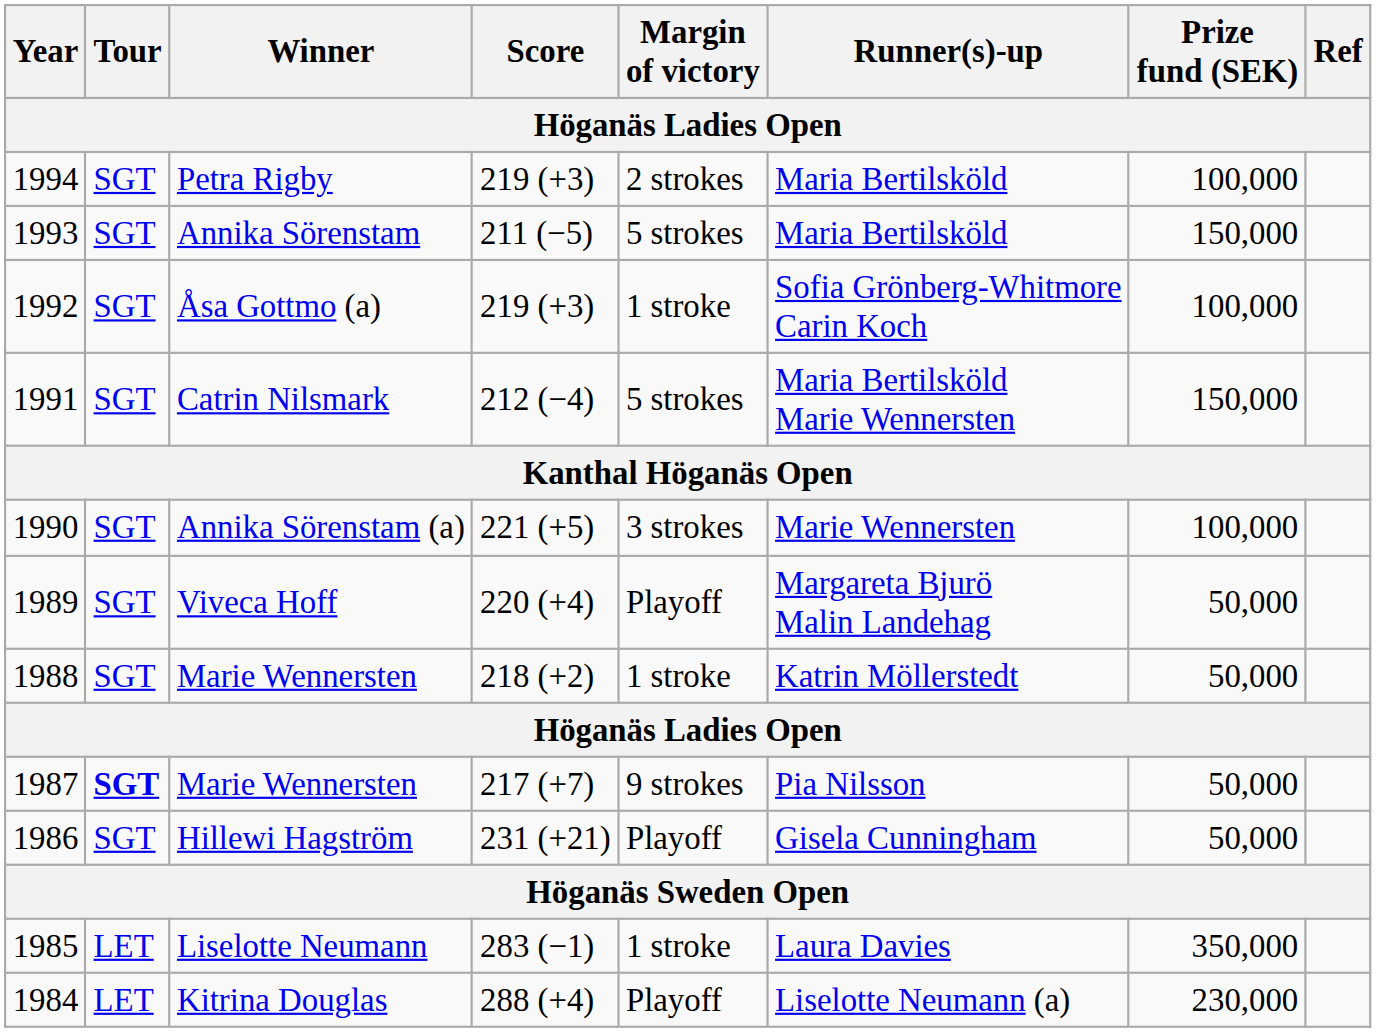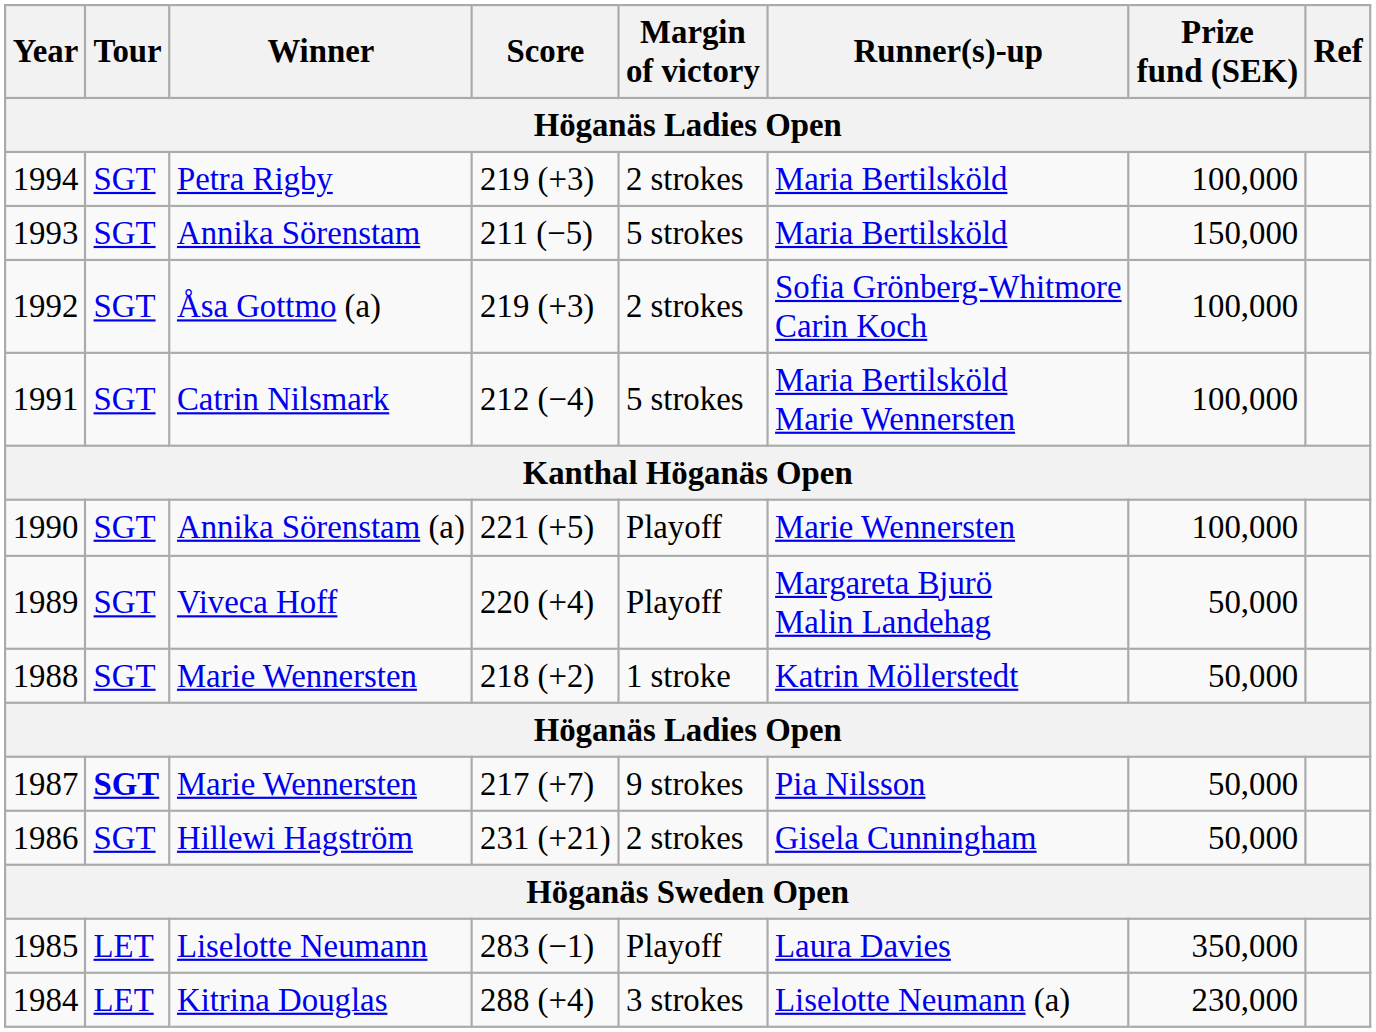(678, 306) 1 stroke -> (685, 306) 2 strokes
(1245, 399) 150,000 -> (1245, 399) 100,000
(685, 527) 3 strokes -> (674, 527) Playoff
(674, 836) Playoff -> (685, 836) 2 strokes
(678, 945) 1 stroke -> (674, 945) Playoff
(674, 999) Playoff -> (685, 999) 3 strokes
